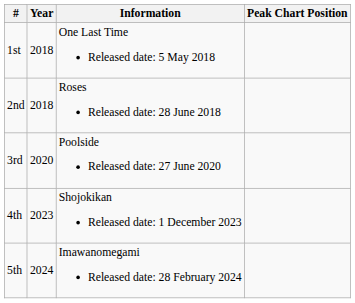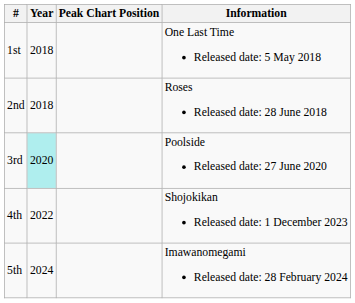columns swapped: (150, 13) <-> (297, 13)
(42, 160) no background -> (42, 160) paleturquoise background
(42, 215) 2023 -> (42, 215) 2022
